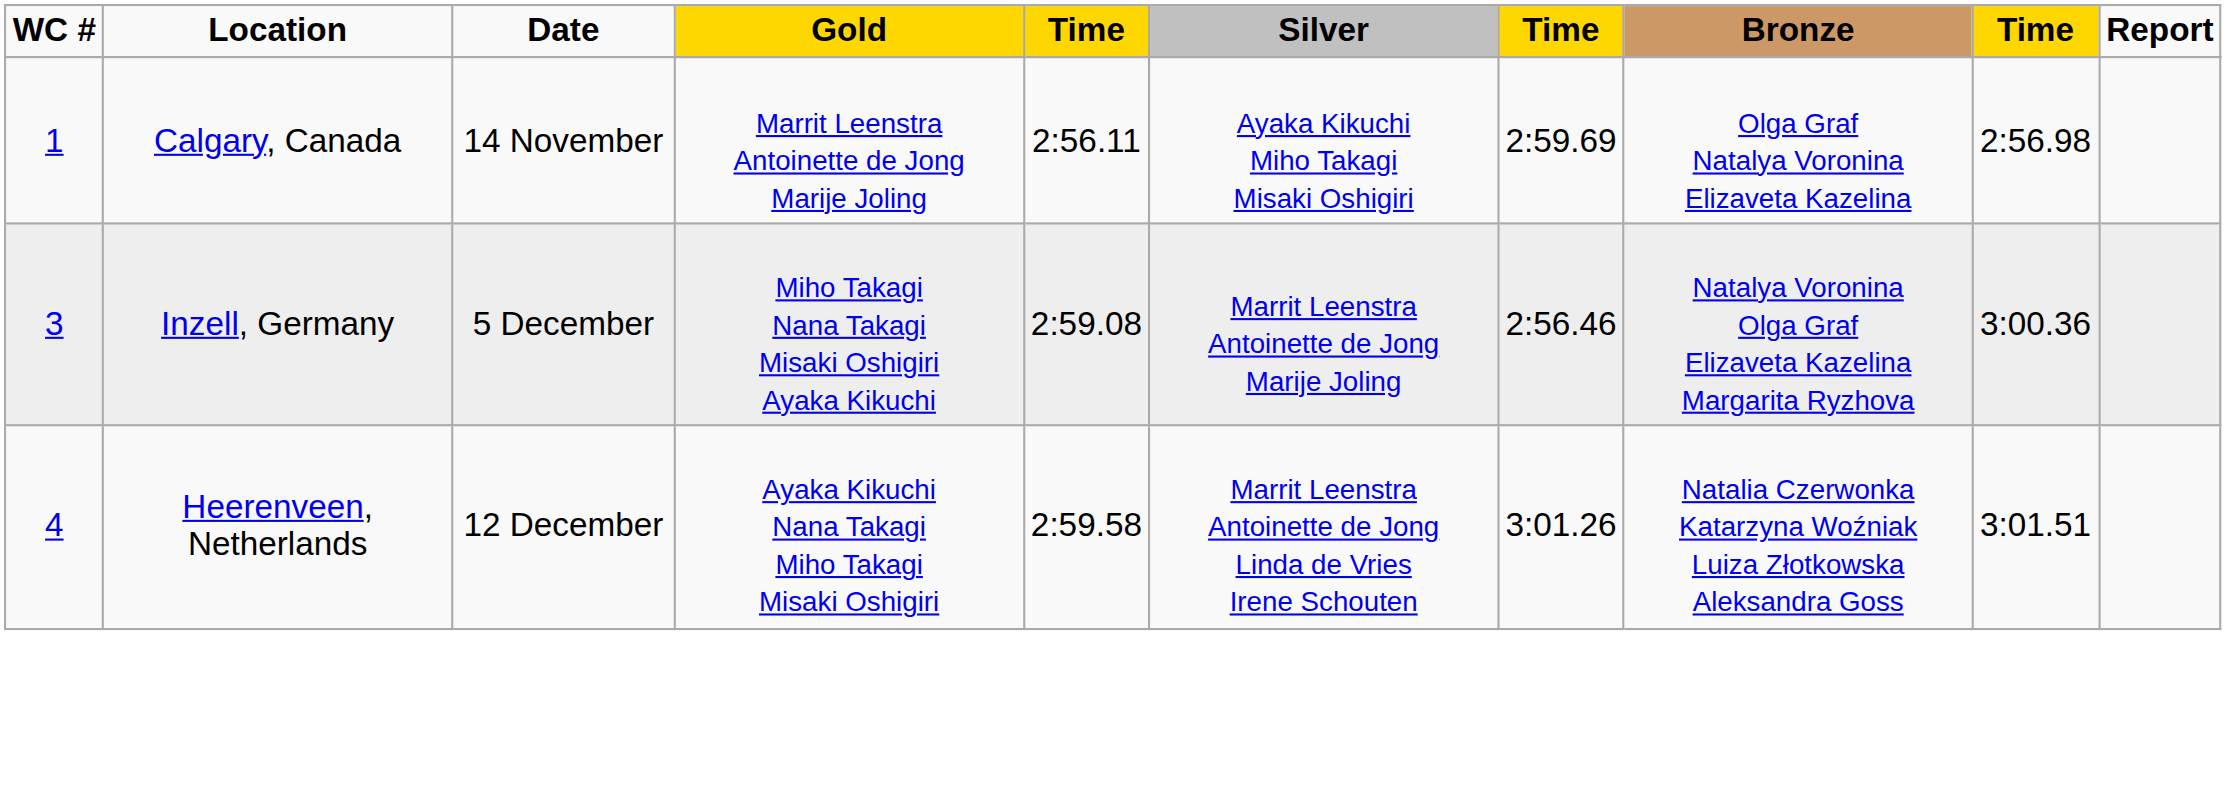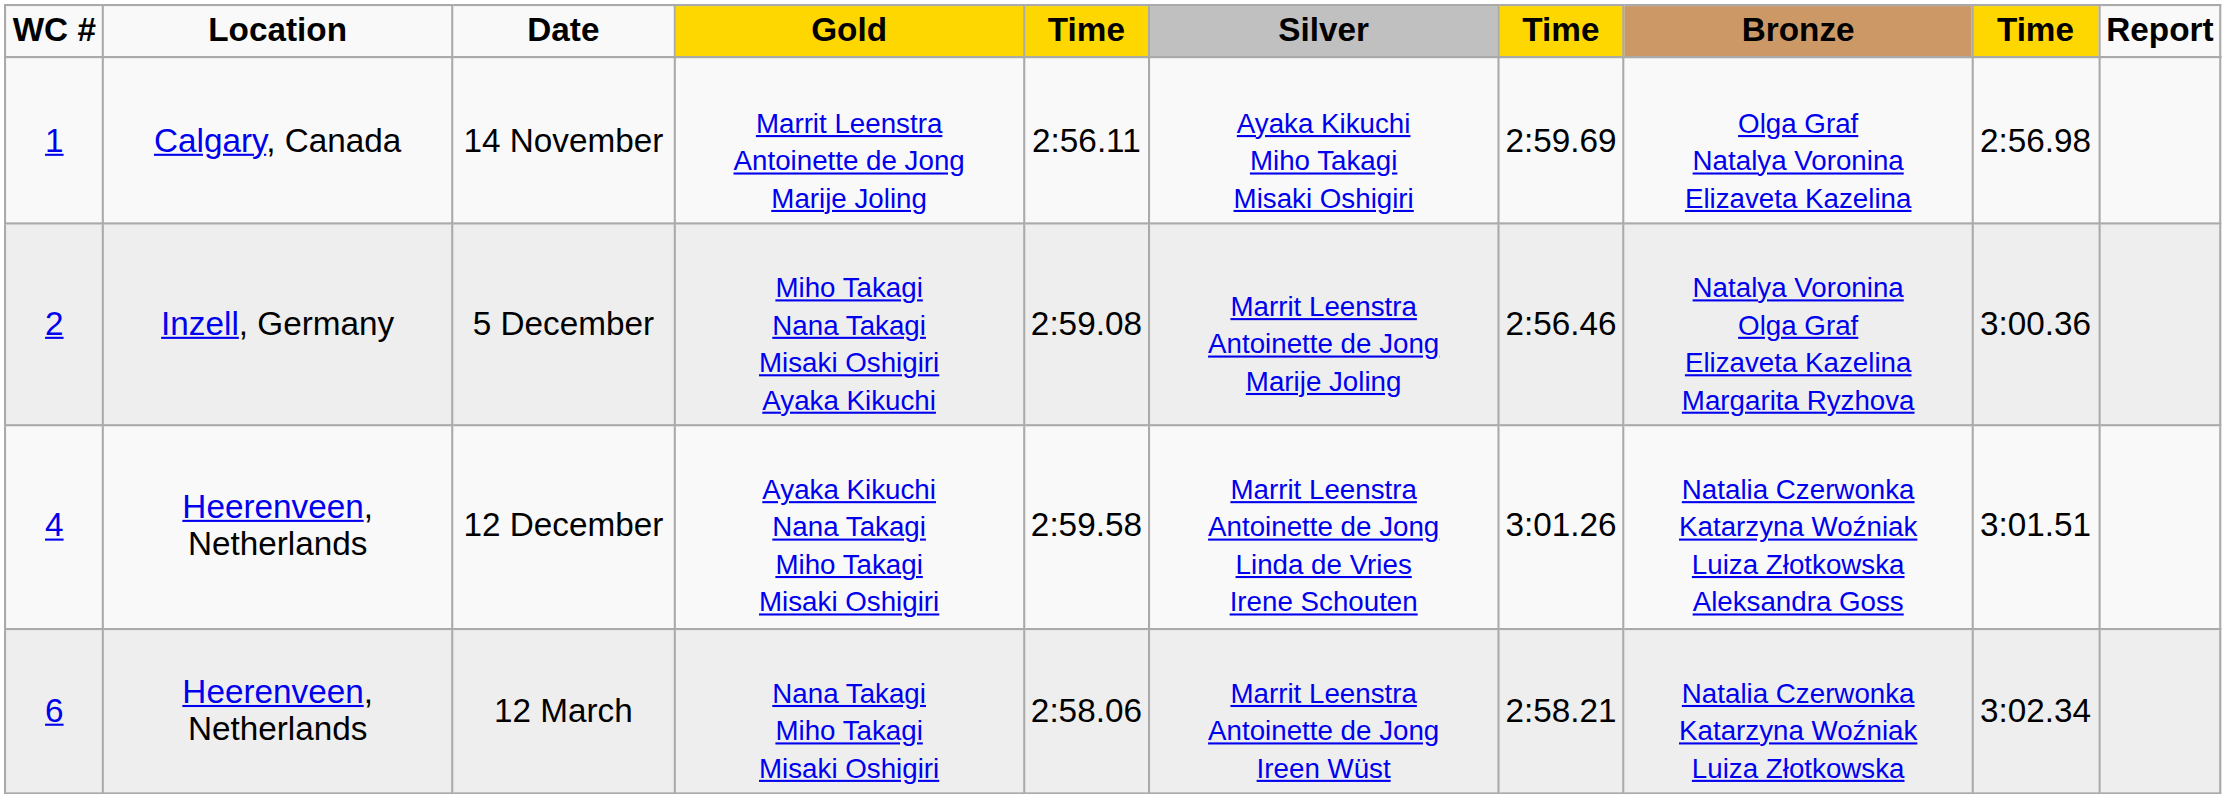(54, 323) 3 -> (54, 323) 2
+ row: (563, 710)
